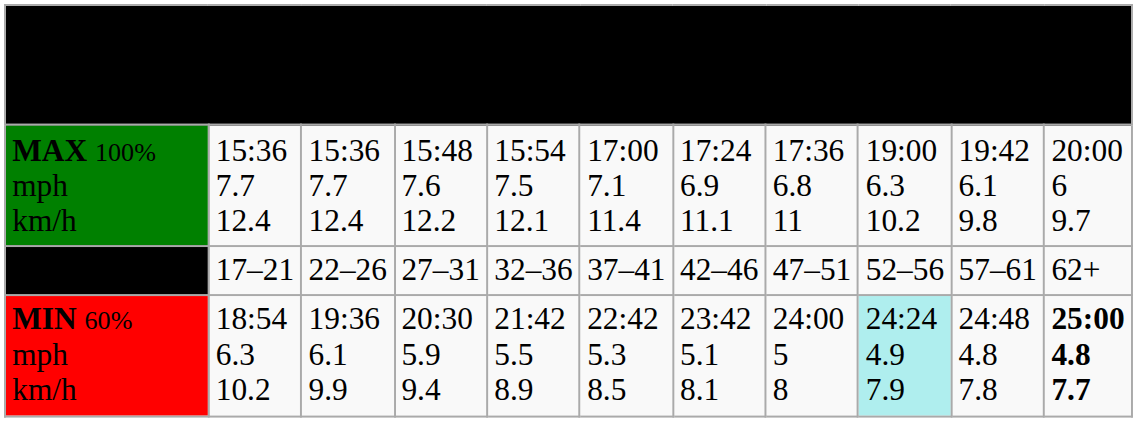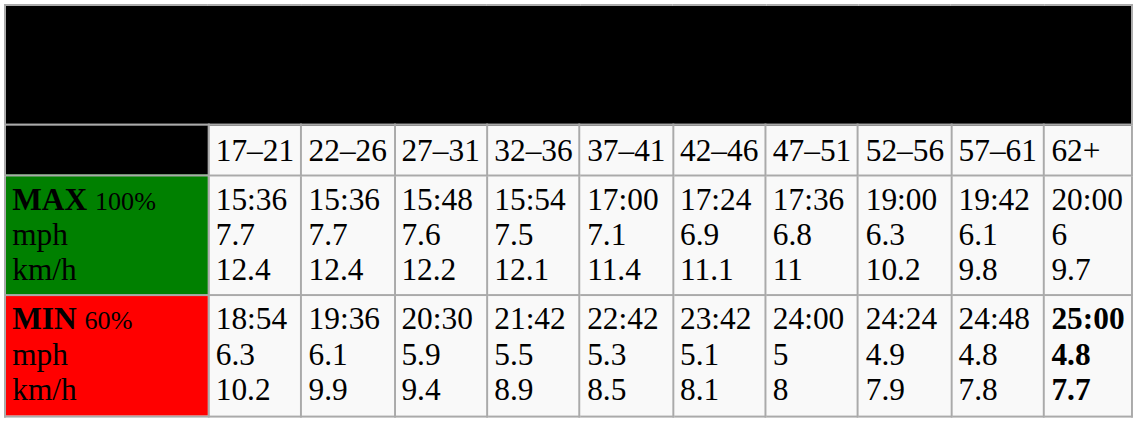rows swapped: (107, 269) <-> (84, 184)
(901, 354) paleturquoise background -> (901, 354) no background
